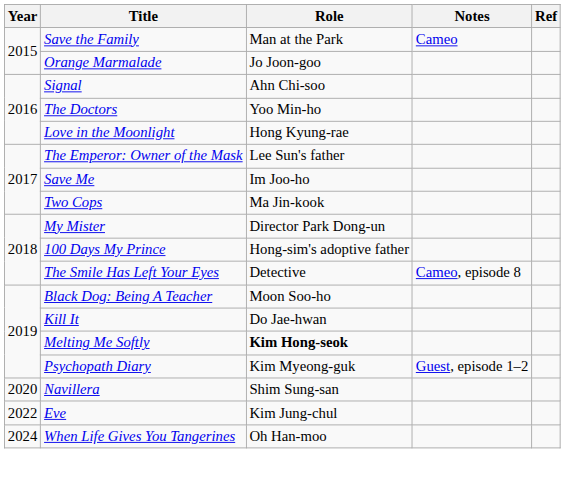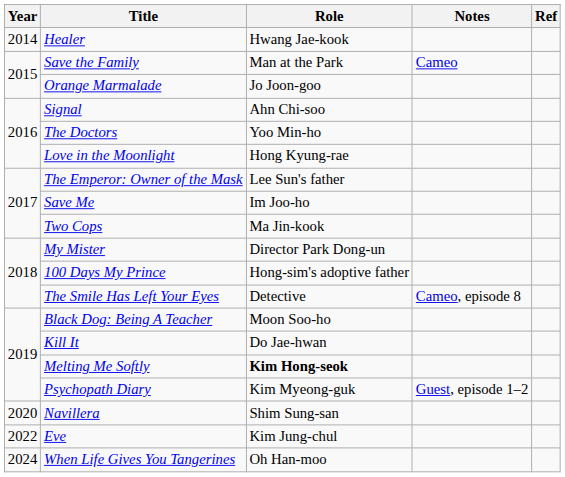+ row: (65, 39)
